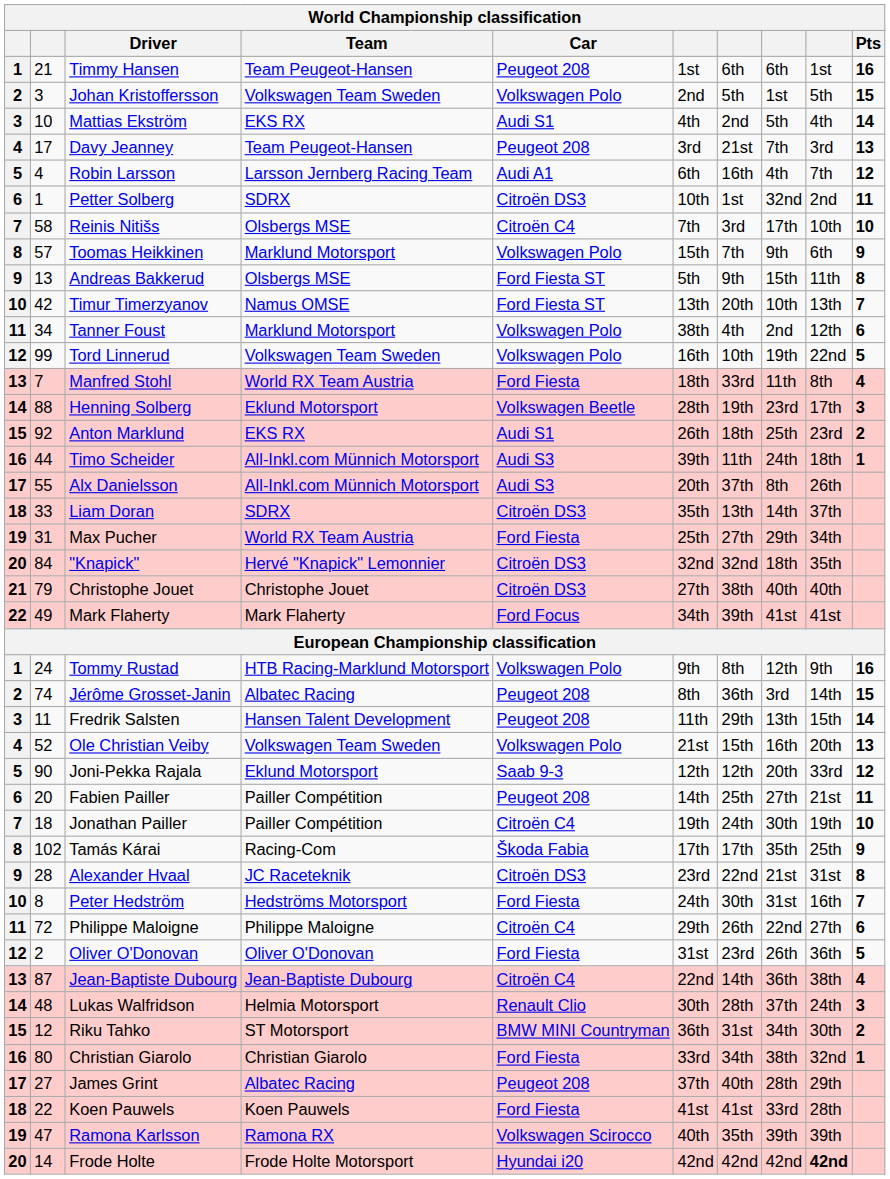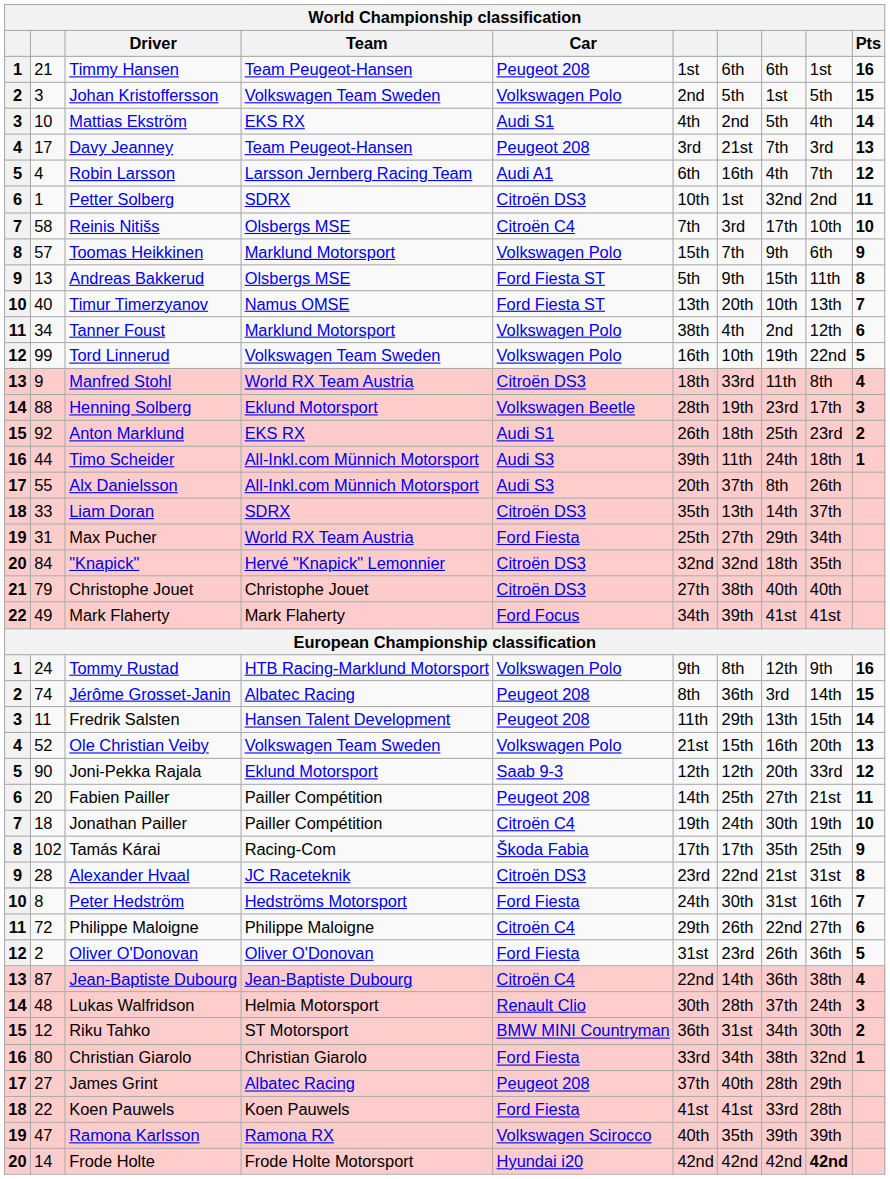(43, 304) 42 -> (43, 304) 40
(39, 382) 7 -> (39, 382) 9
(538, 382) Ford Fiesta -> (541, 382) Citroën DS3
